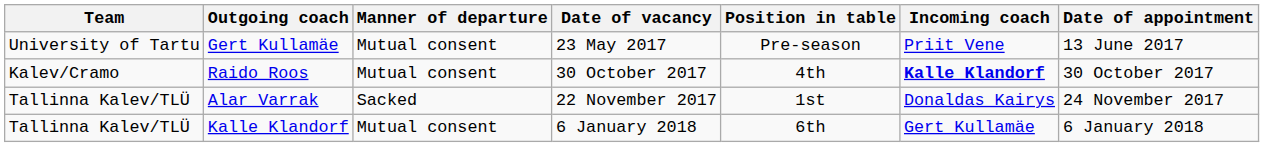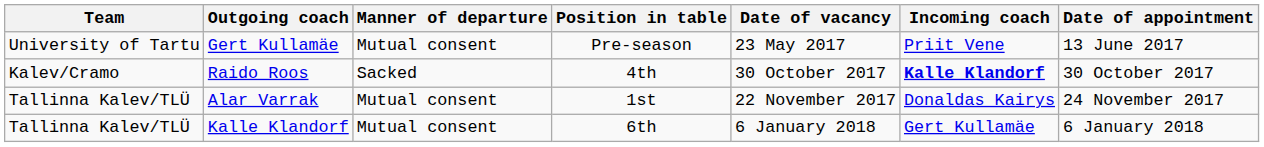columns swapped: (636, 18) <-> (810, 18)
(427, 73) Mutual consent -> (387, 73) Sacked
(387, 100) Sacked -> (427, 100) Mutual consent
